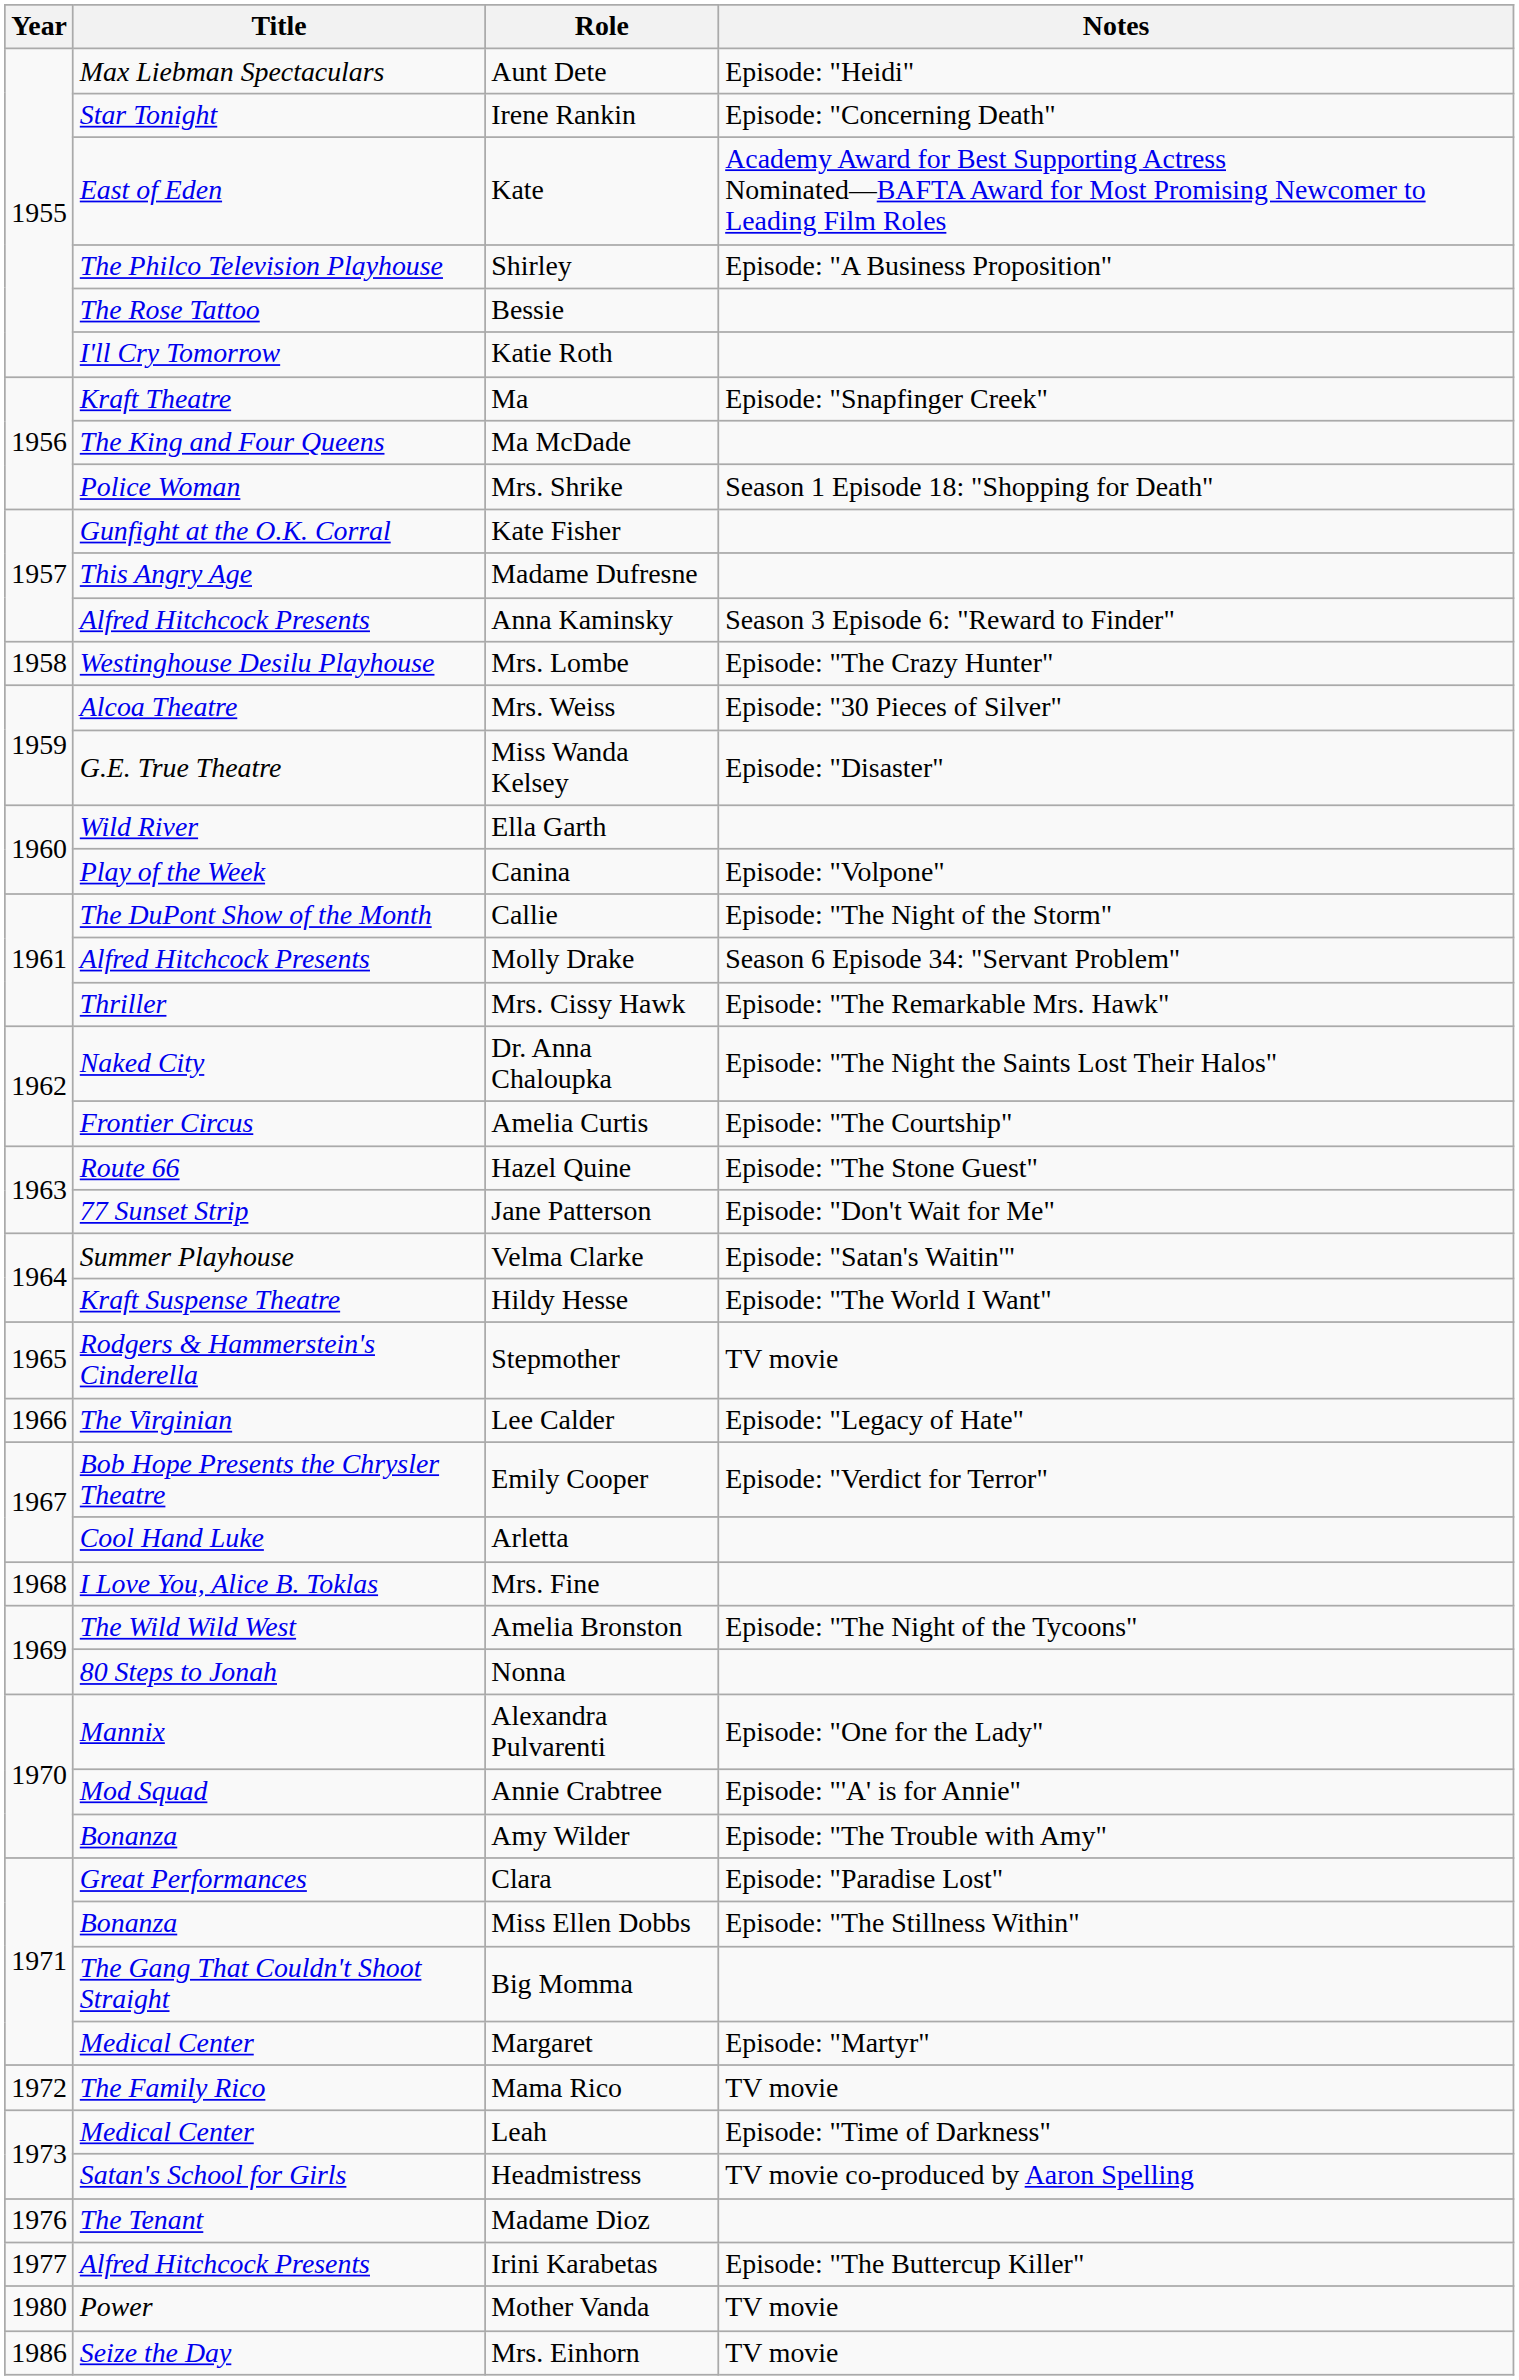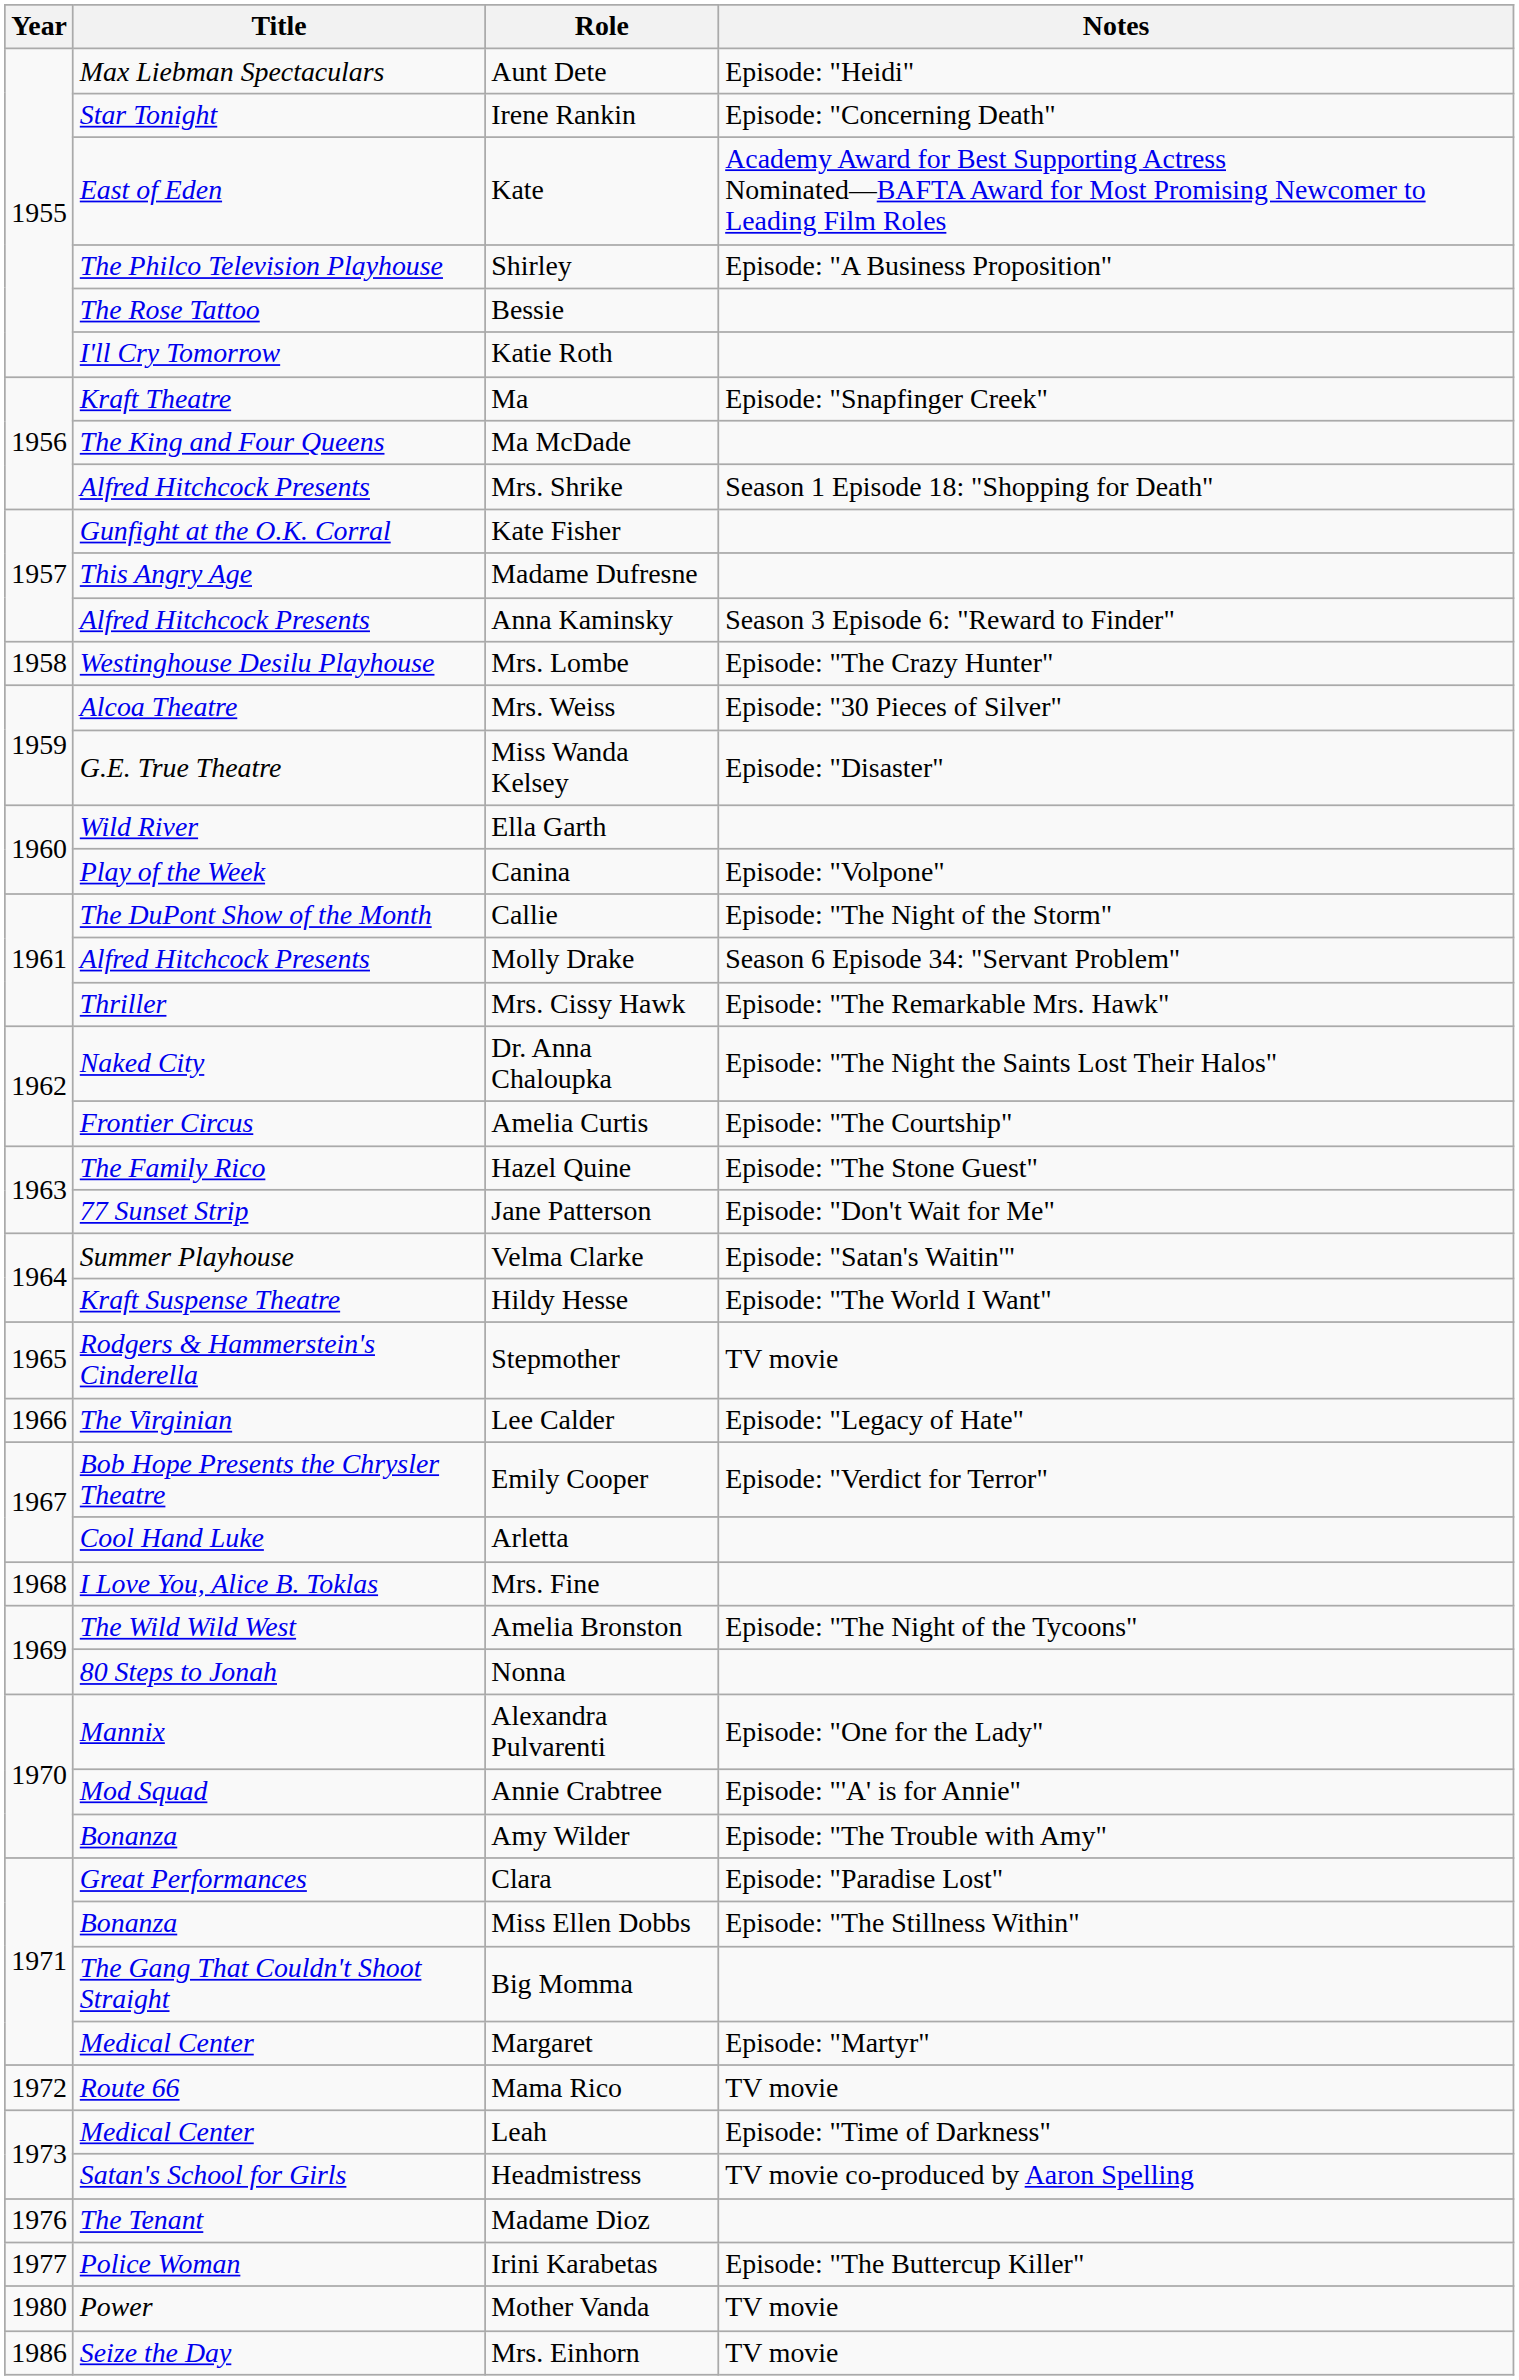(160, 486) Police Woman -> (225, 486) Alfred Hitchcock Presents
(130, 1167) Route 66 -> (173, 1167) The Family Rico
(173, 2087) The Family Rico -> (130, 2087) Route 66
(225, 2263) Alfred Hitchcock Presents -> (160, 2263) Police Woman
